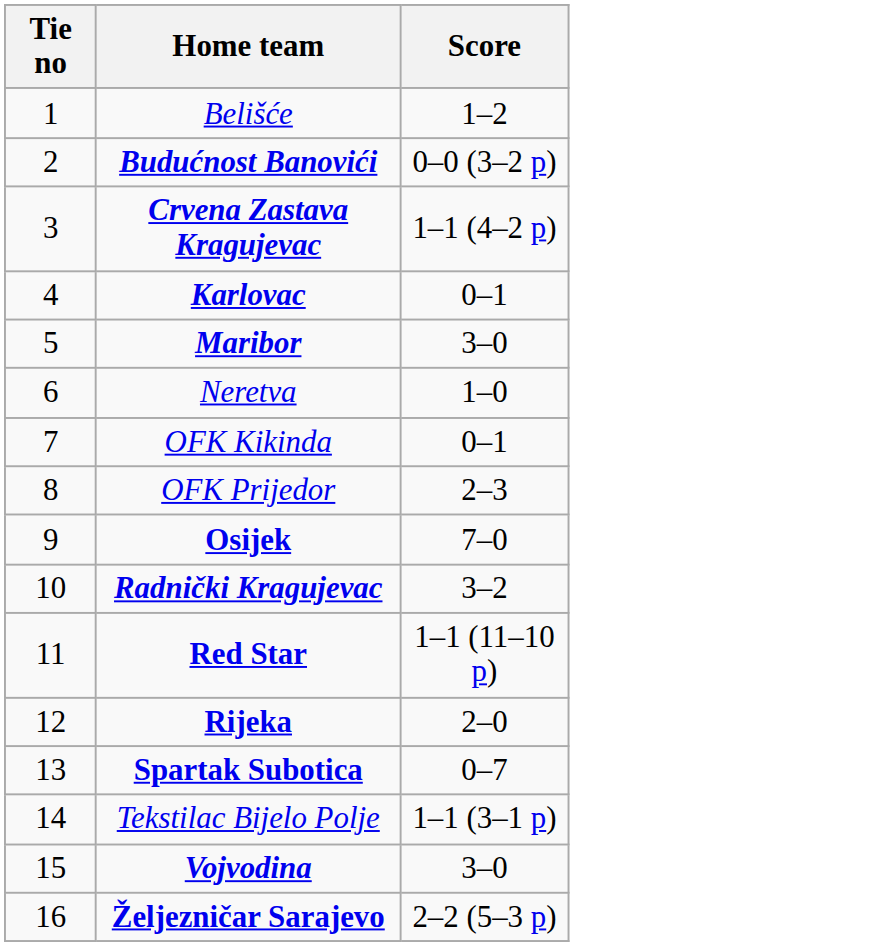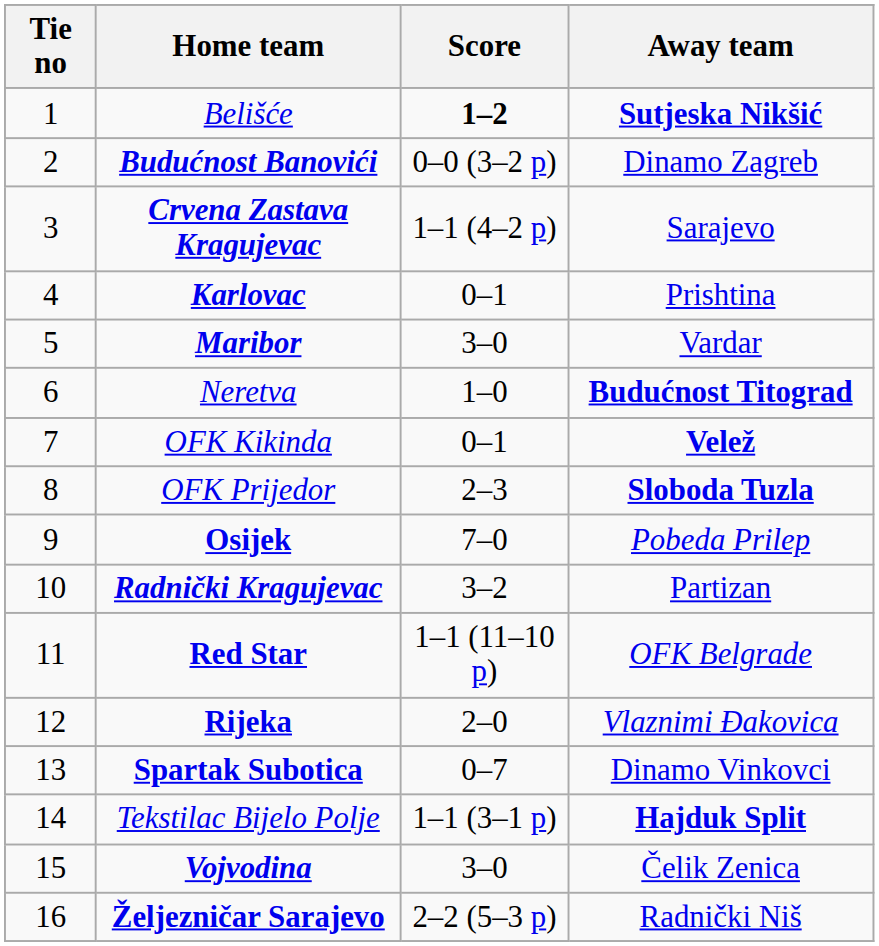+ column: (721, 46)
(484, 112) normal -> (484, 112) bold
